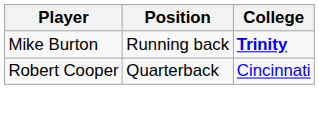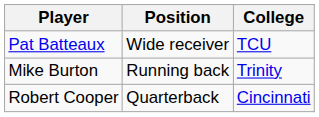+ row: (56, 44)
(262, 44) bold -> (259, 71) normal
